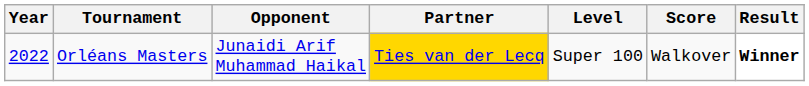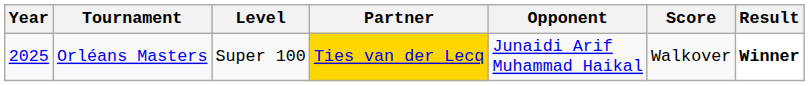columns swapped: (598, 18) <-> (291, 18)
(29, 57) 2022 -> (29, 57) 2025
